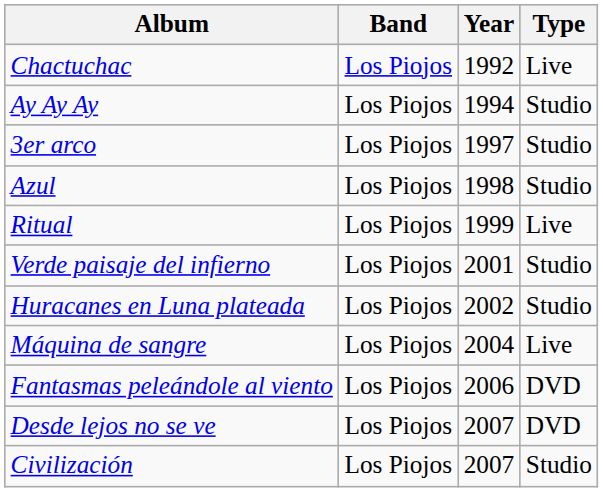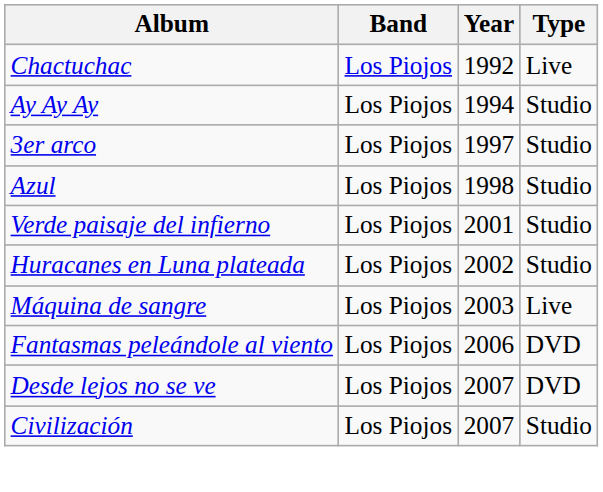- row: (42, 225)
(489, 345) 2004 -> (489, 305) 2003
